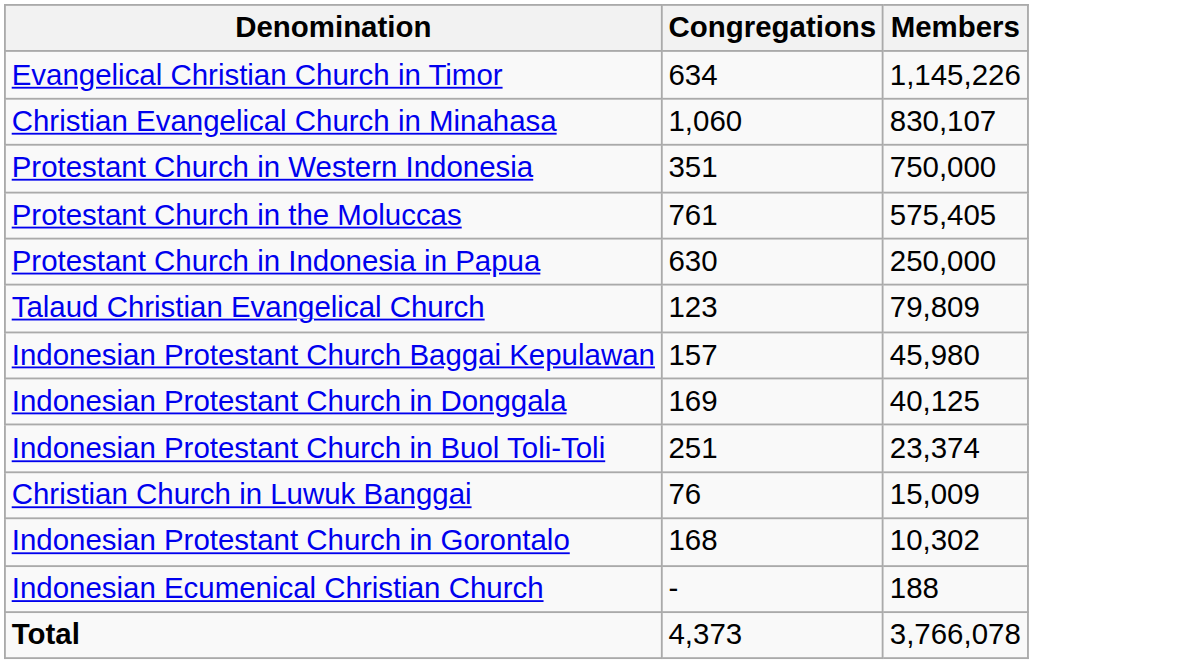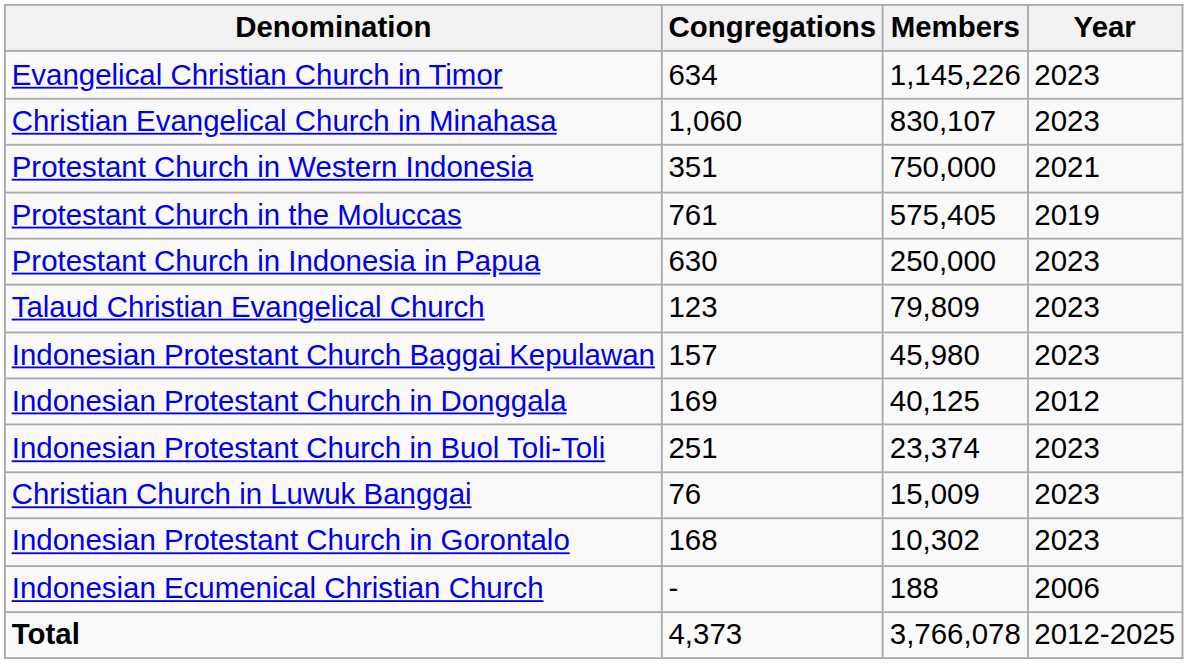+ column: (1105, 27)
